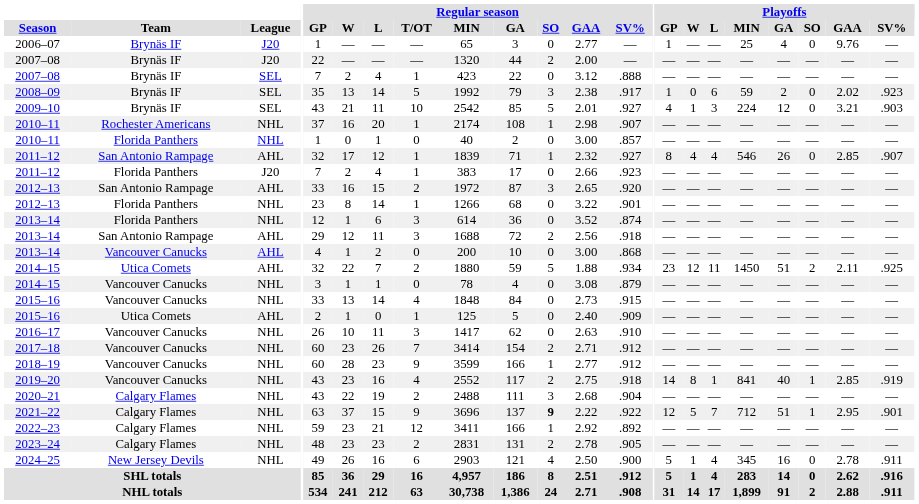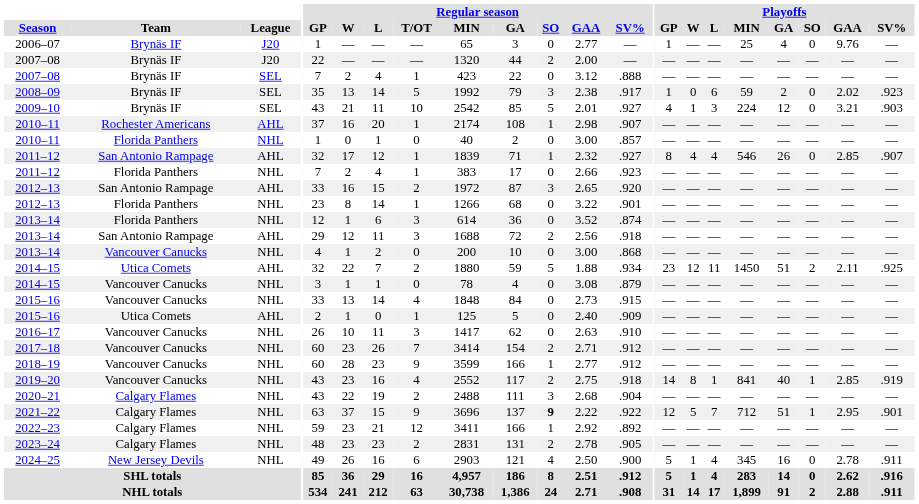(270, 124) NHL -> (270, 124) AHL
(270, 172) J20 -> (270, 172) NHL
(270, 252) AHL -> (270, 252) NHL
